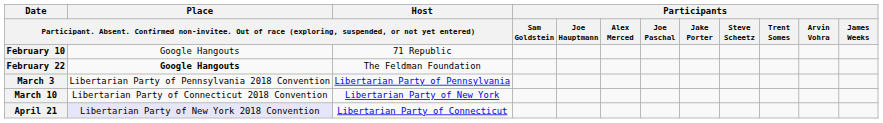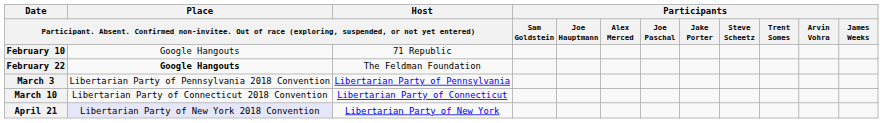(422, 96) Libertarian Party of New York -> (422, 96) Libertarian Party of Connecticut
(422, 111) Libertarian Party of Connecticut -> (422, 111) Libertarian Party of New York
